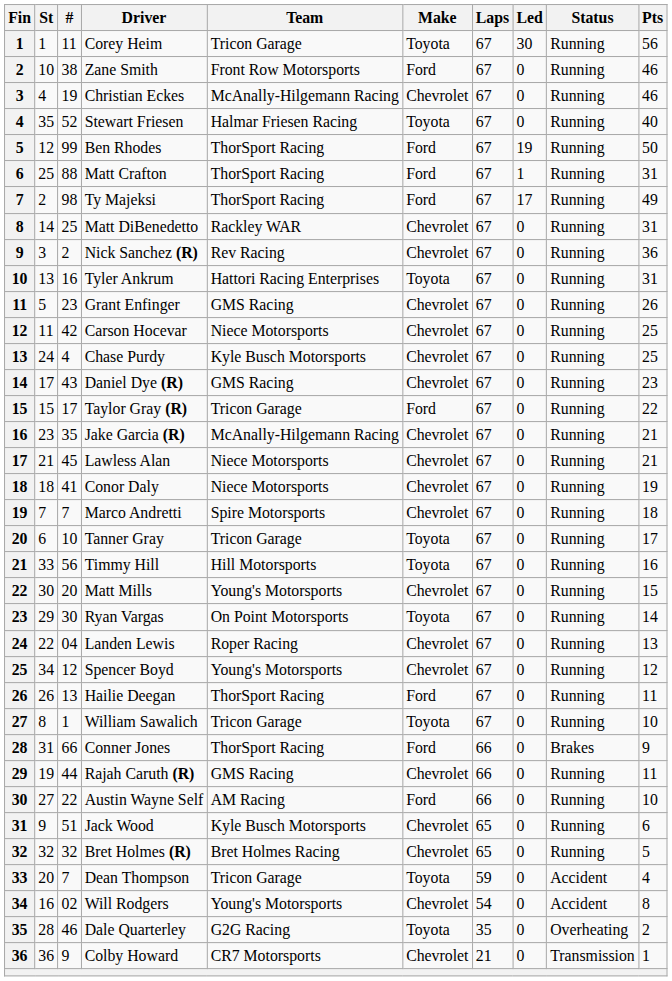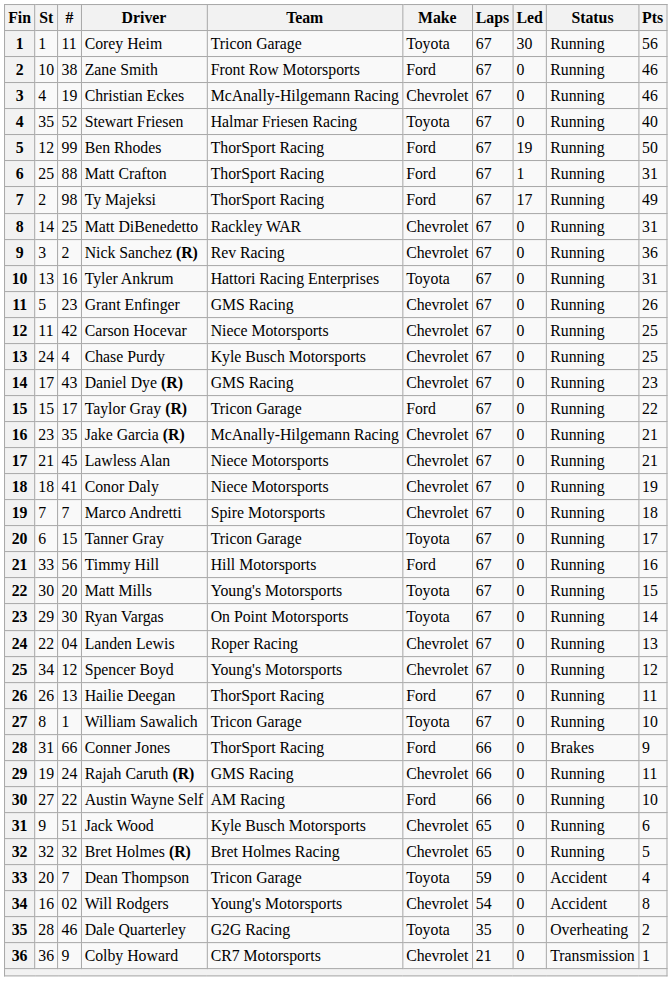(69, 539) 10 -> (69, 539) 15
(428, 565) Toyota -> (421, 565) Ford
(437, 591) Chevrolet -> (428, 591) Toyota
(69, 773) 44 -> (69, 773) 24
